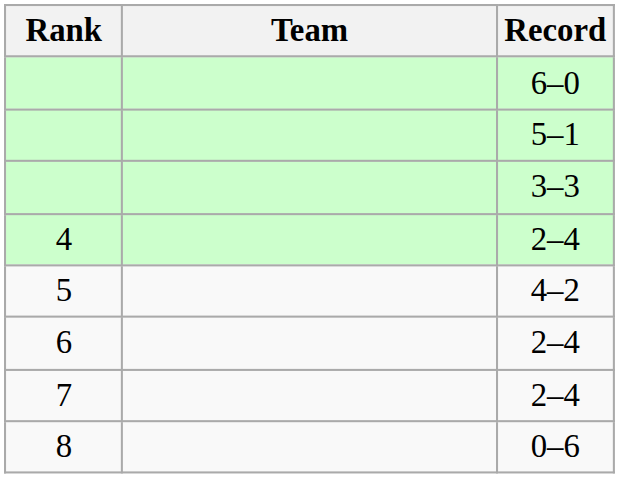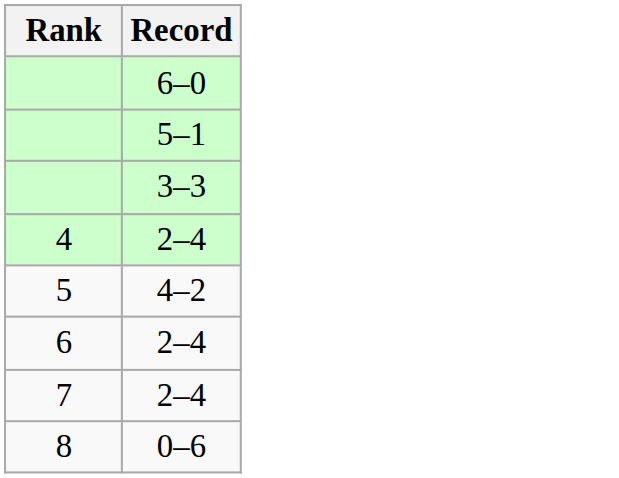- column: (310, 30)
